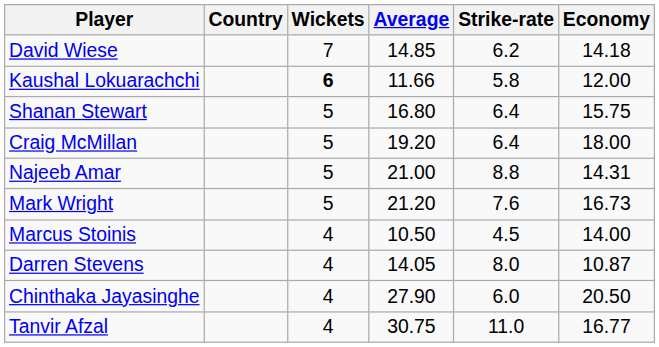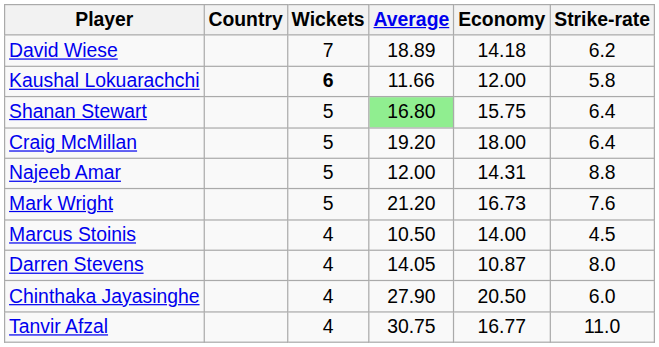columns swapped: (606, 19) <-> (506, 19)
(411, 50) 14.85 -> (411, 50) 18.89
(411, 111) no background -> (411, 111) lightgreen background
(411, 173) 21.00 -> (411, 173) 12.00
